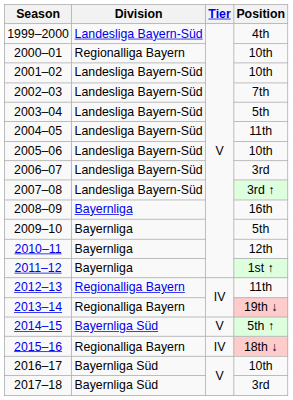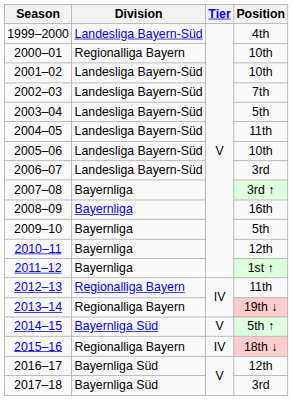(139, 190) Landesliga Bayern-Süd -> (104, 190) Bayernliga
(261, 365) 10th -> (261, 365) 12th
